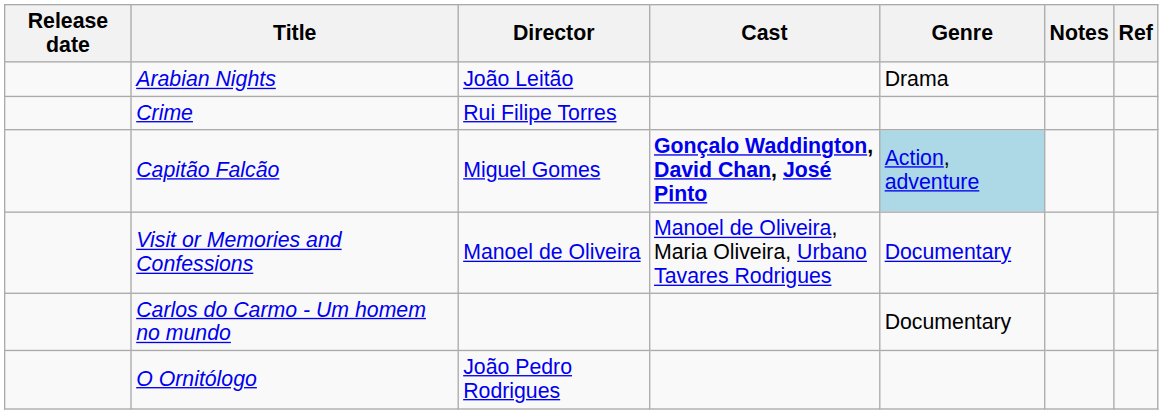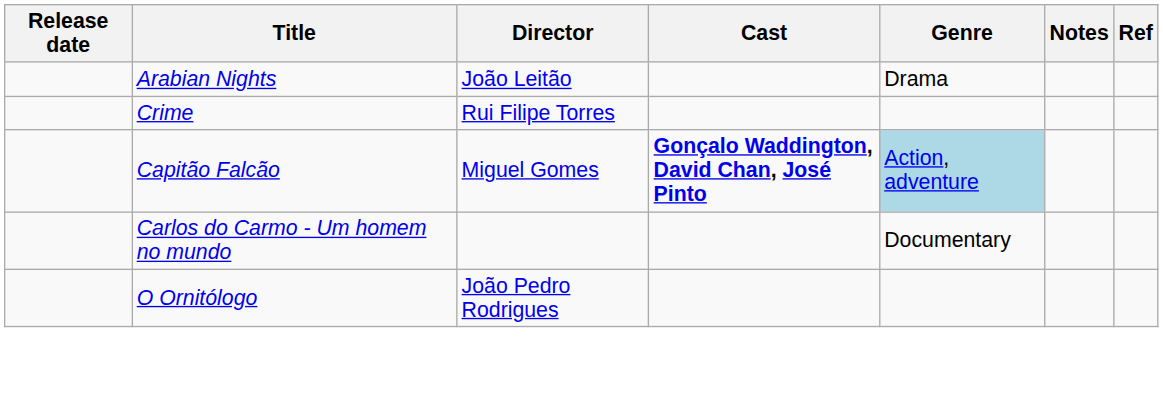- row: (239, 252)
